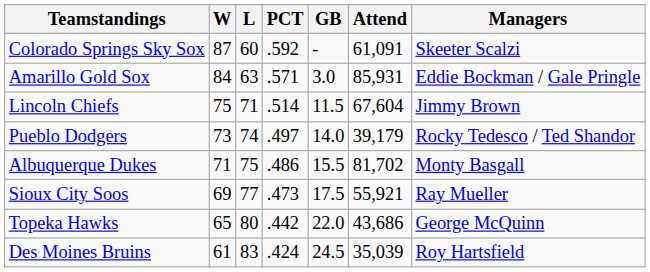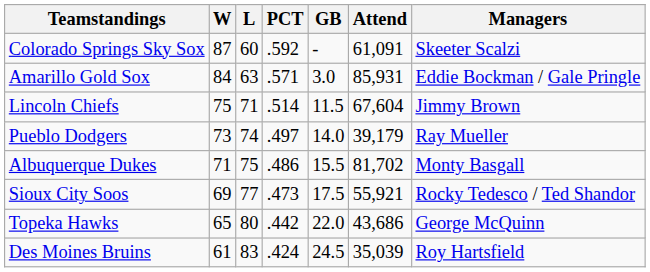(525, 135) Rocky Tedesco / Ted Shandor -> (462, 135) Ray Mueller
(462, 194) Ray Mueller -> (525, 194) Rocky Tedesco / Ted Shandor
